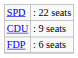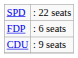rows swapped: (17, 28) <-> (16, 45)
